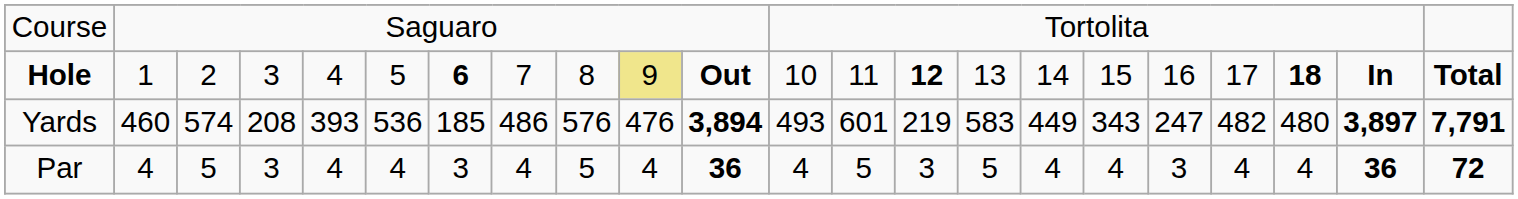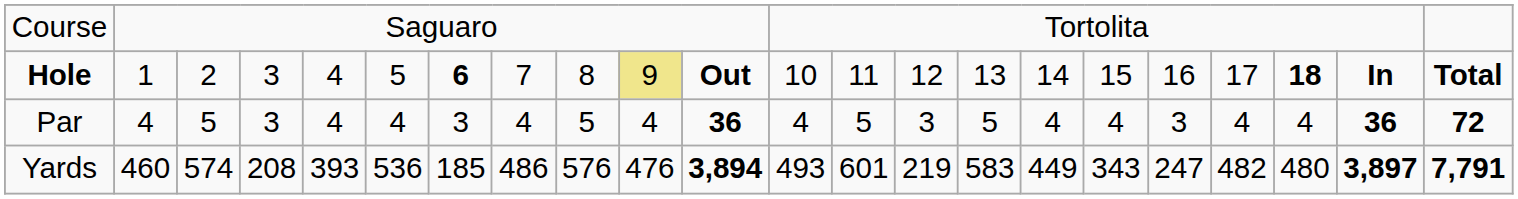(927, 74) bold -> (927, 74) normal
rows swapped: (59, 121) <-> (59, 168)
